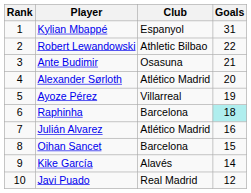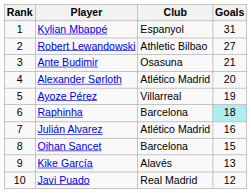(230, 46) 22 -> (230, 46) 27
(230, 163) 14 -> (230, 163) 13
